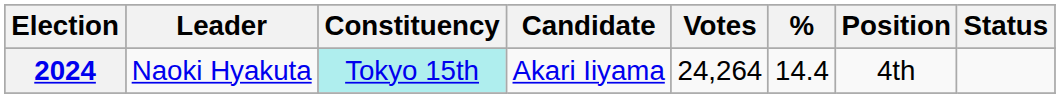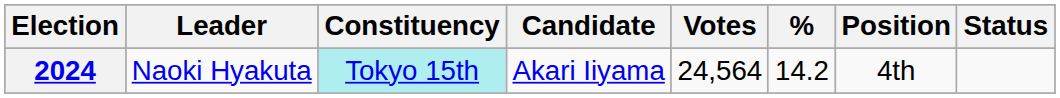(720, 70) 24,264 -> (720, 70) 24,564
(802, 70) 14.4 -> (802, 70) 14.2
